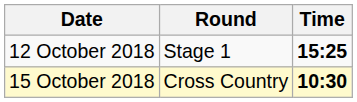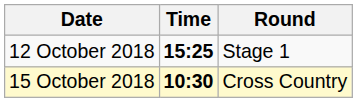columns swapped: (322, 19) <-> (226, 19)
